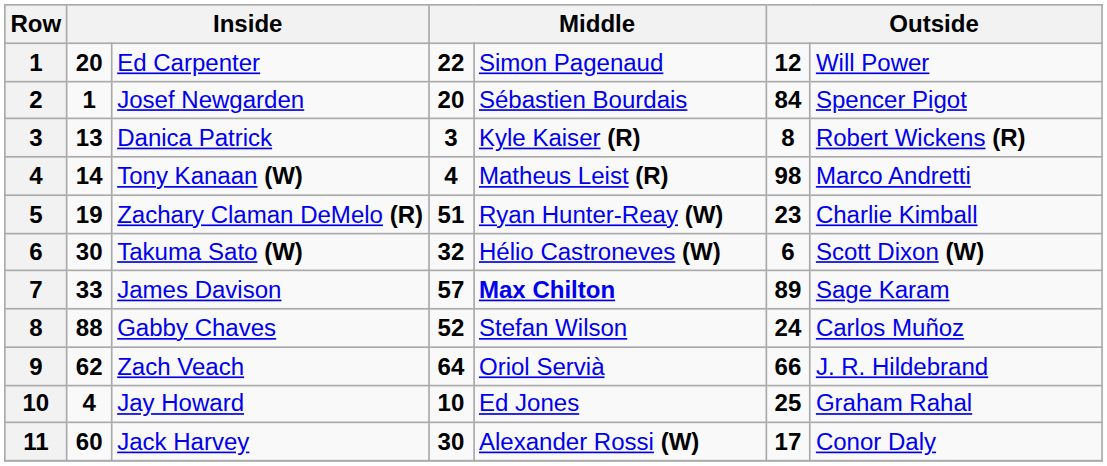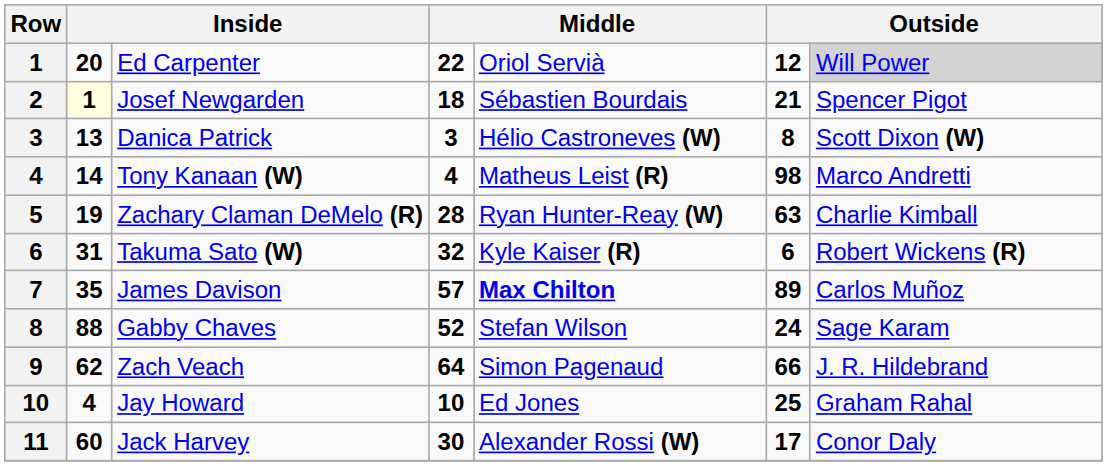(571, 62) Simon Pagenaud -> (542, 62) Oriol Servià
(873, 62) no background -> (873, 62) lightgrey background
(89, 100) no background -> (89, 100) lightyellow background
(451, 100) 20 -> (451, 100) 18
(788, 100) 84 -> (788, 100) 21
(560, 138) Kyle Kaiser (R) -> (600, 138) Hélio Castroneves (W)
(921, 138) Robert Wickens (R) -> (900, 138) Scott Dixon (W)
(451, 214) 51 -> (451, 214) 28
(788, 214) 23 -> (788, 214) 63
(89, 252) 30 -> (89, 252) 31
(600, 252) Hélio Castroneves (W) -> (560, 252) Kyle Kaiser (R)
(900, 252) Scott Dixon (W) -> (921, 252) Robert Wickens (R)
(89, 290) 33 -> (89, 290) 35
(883, 290) Sage Karam -> (890, 290) Carlos Muñoz
(890, 328) Carlos Muñoz -> (883, 328) Sage Karam
(542, 366) Oriol Servià -> (571, 366) Simon Pagenaud
